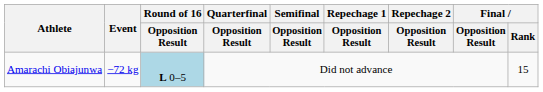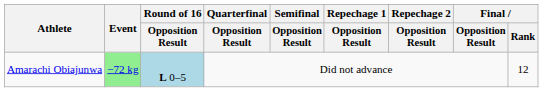(123, 69) no background -> (123, 69) lightgreen background
(523, 69) 15 -> (523, 69) 12
